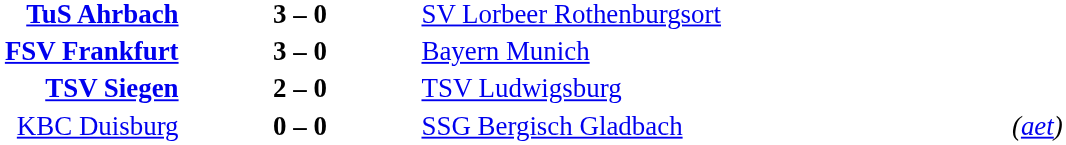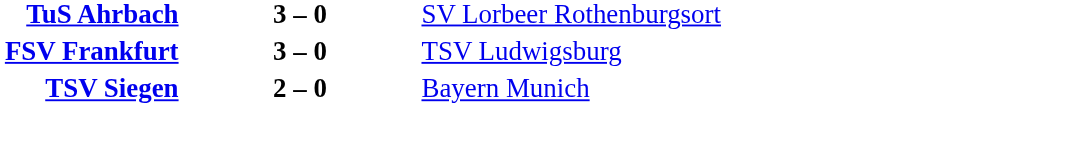(506, 51) Bayern Munich -> (522, 51) TSV Ludwigsburg
(522, 88) TSV Ludwigsburg -> (506, 88) Bayern Munich
- row: (98, 126)
